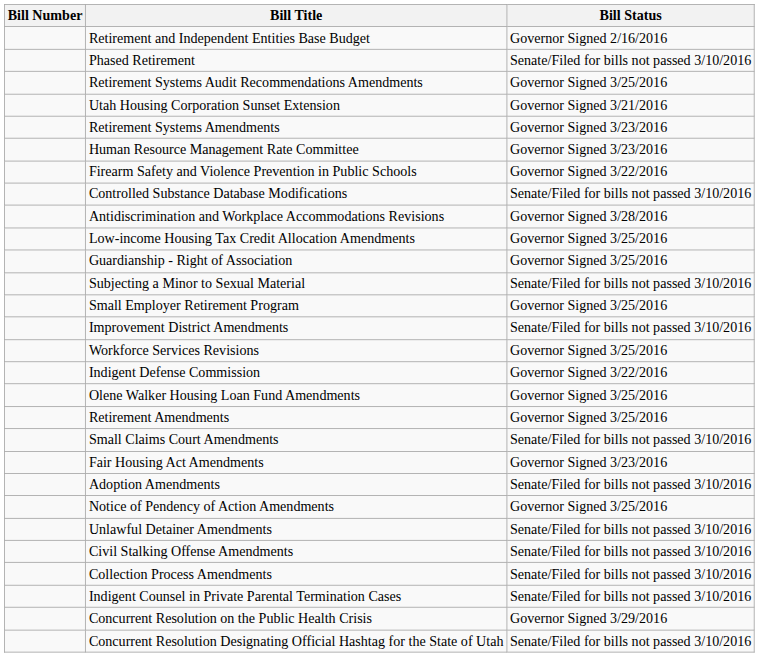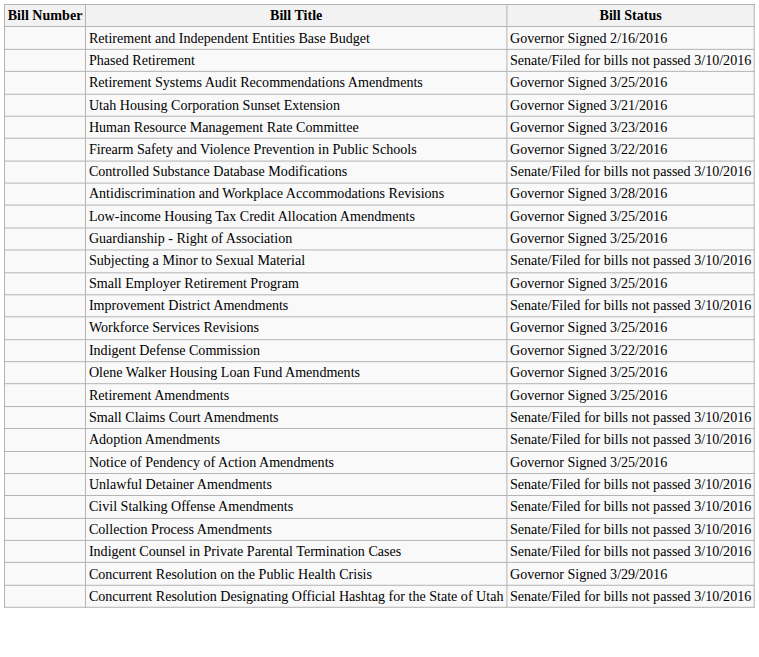- row: (184, 127)
- row: (176, 462)
